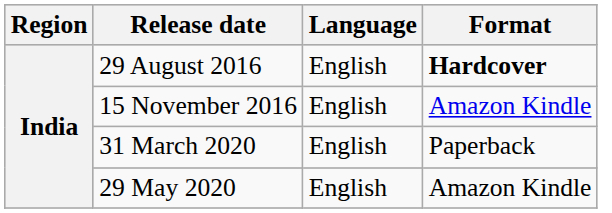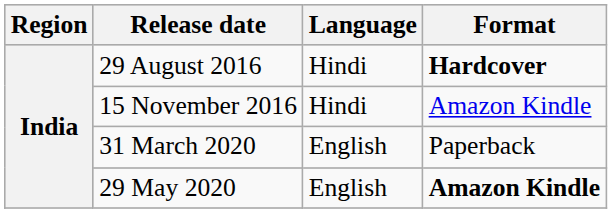(348, 65) English -> (338, 65) Hindi
(348, 106) English -> (338, 106) Hindi
(510, 187) normal -> (514, 187) bold
